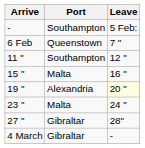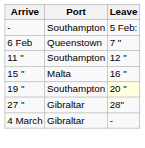(70, 89) Alexandria -> (76, 89) Southampton
- row: (16, 105)
